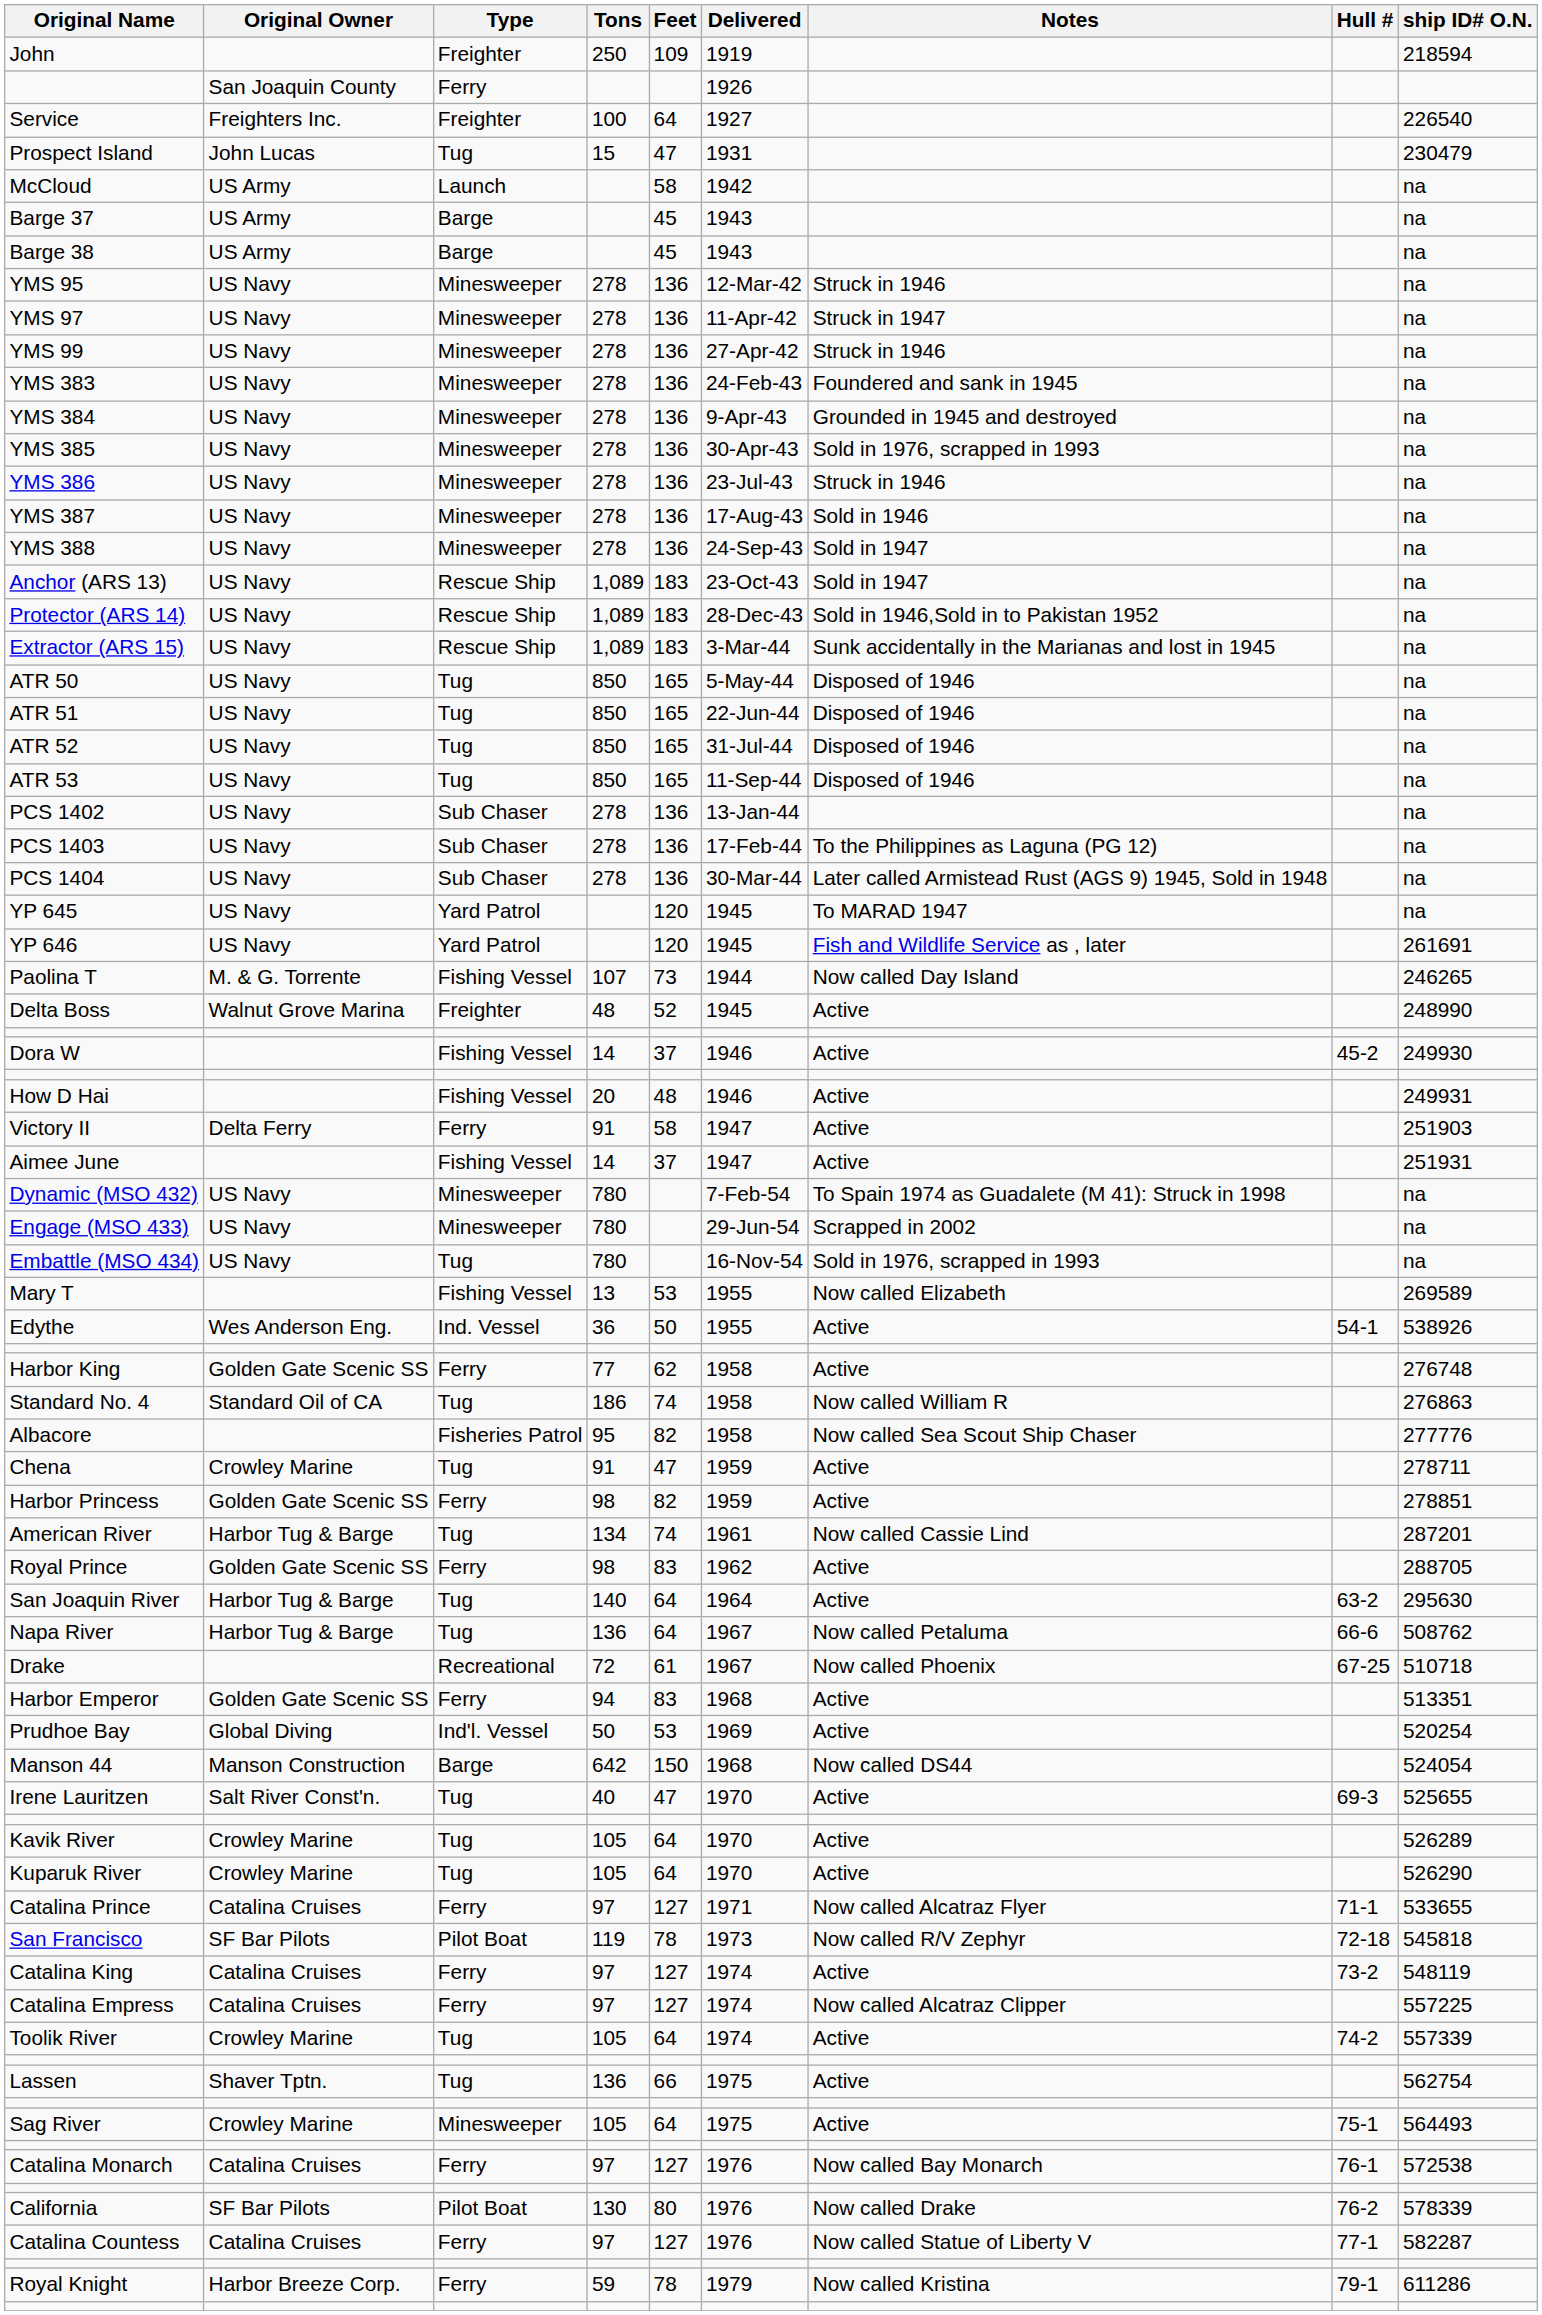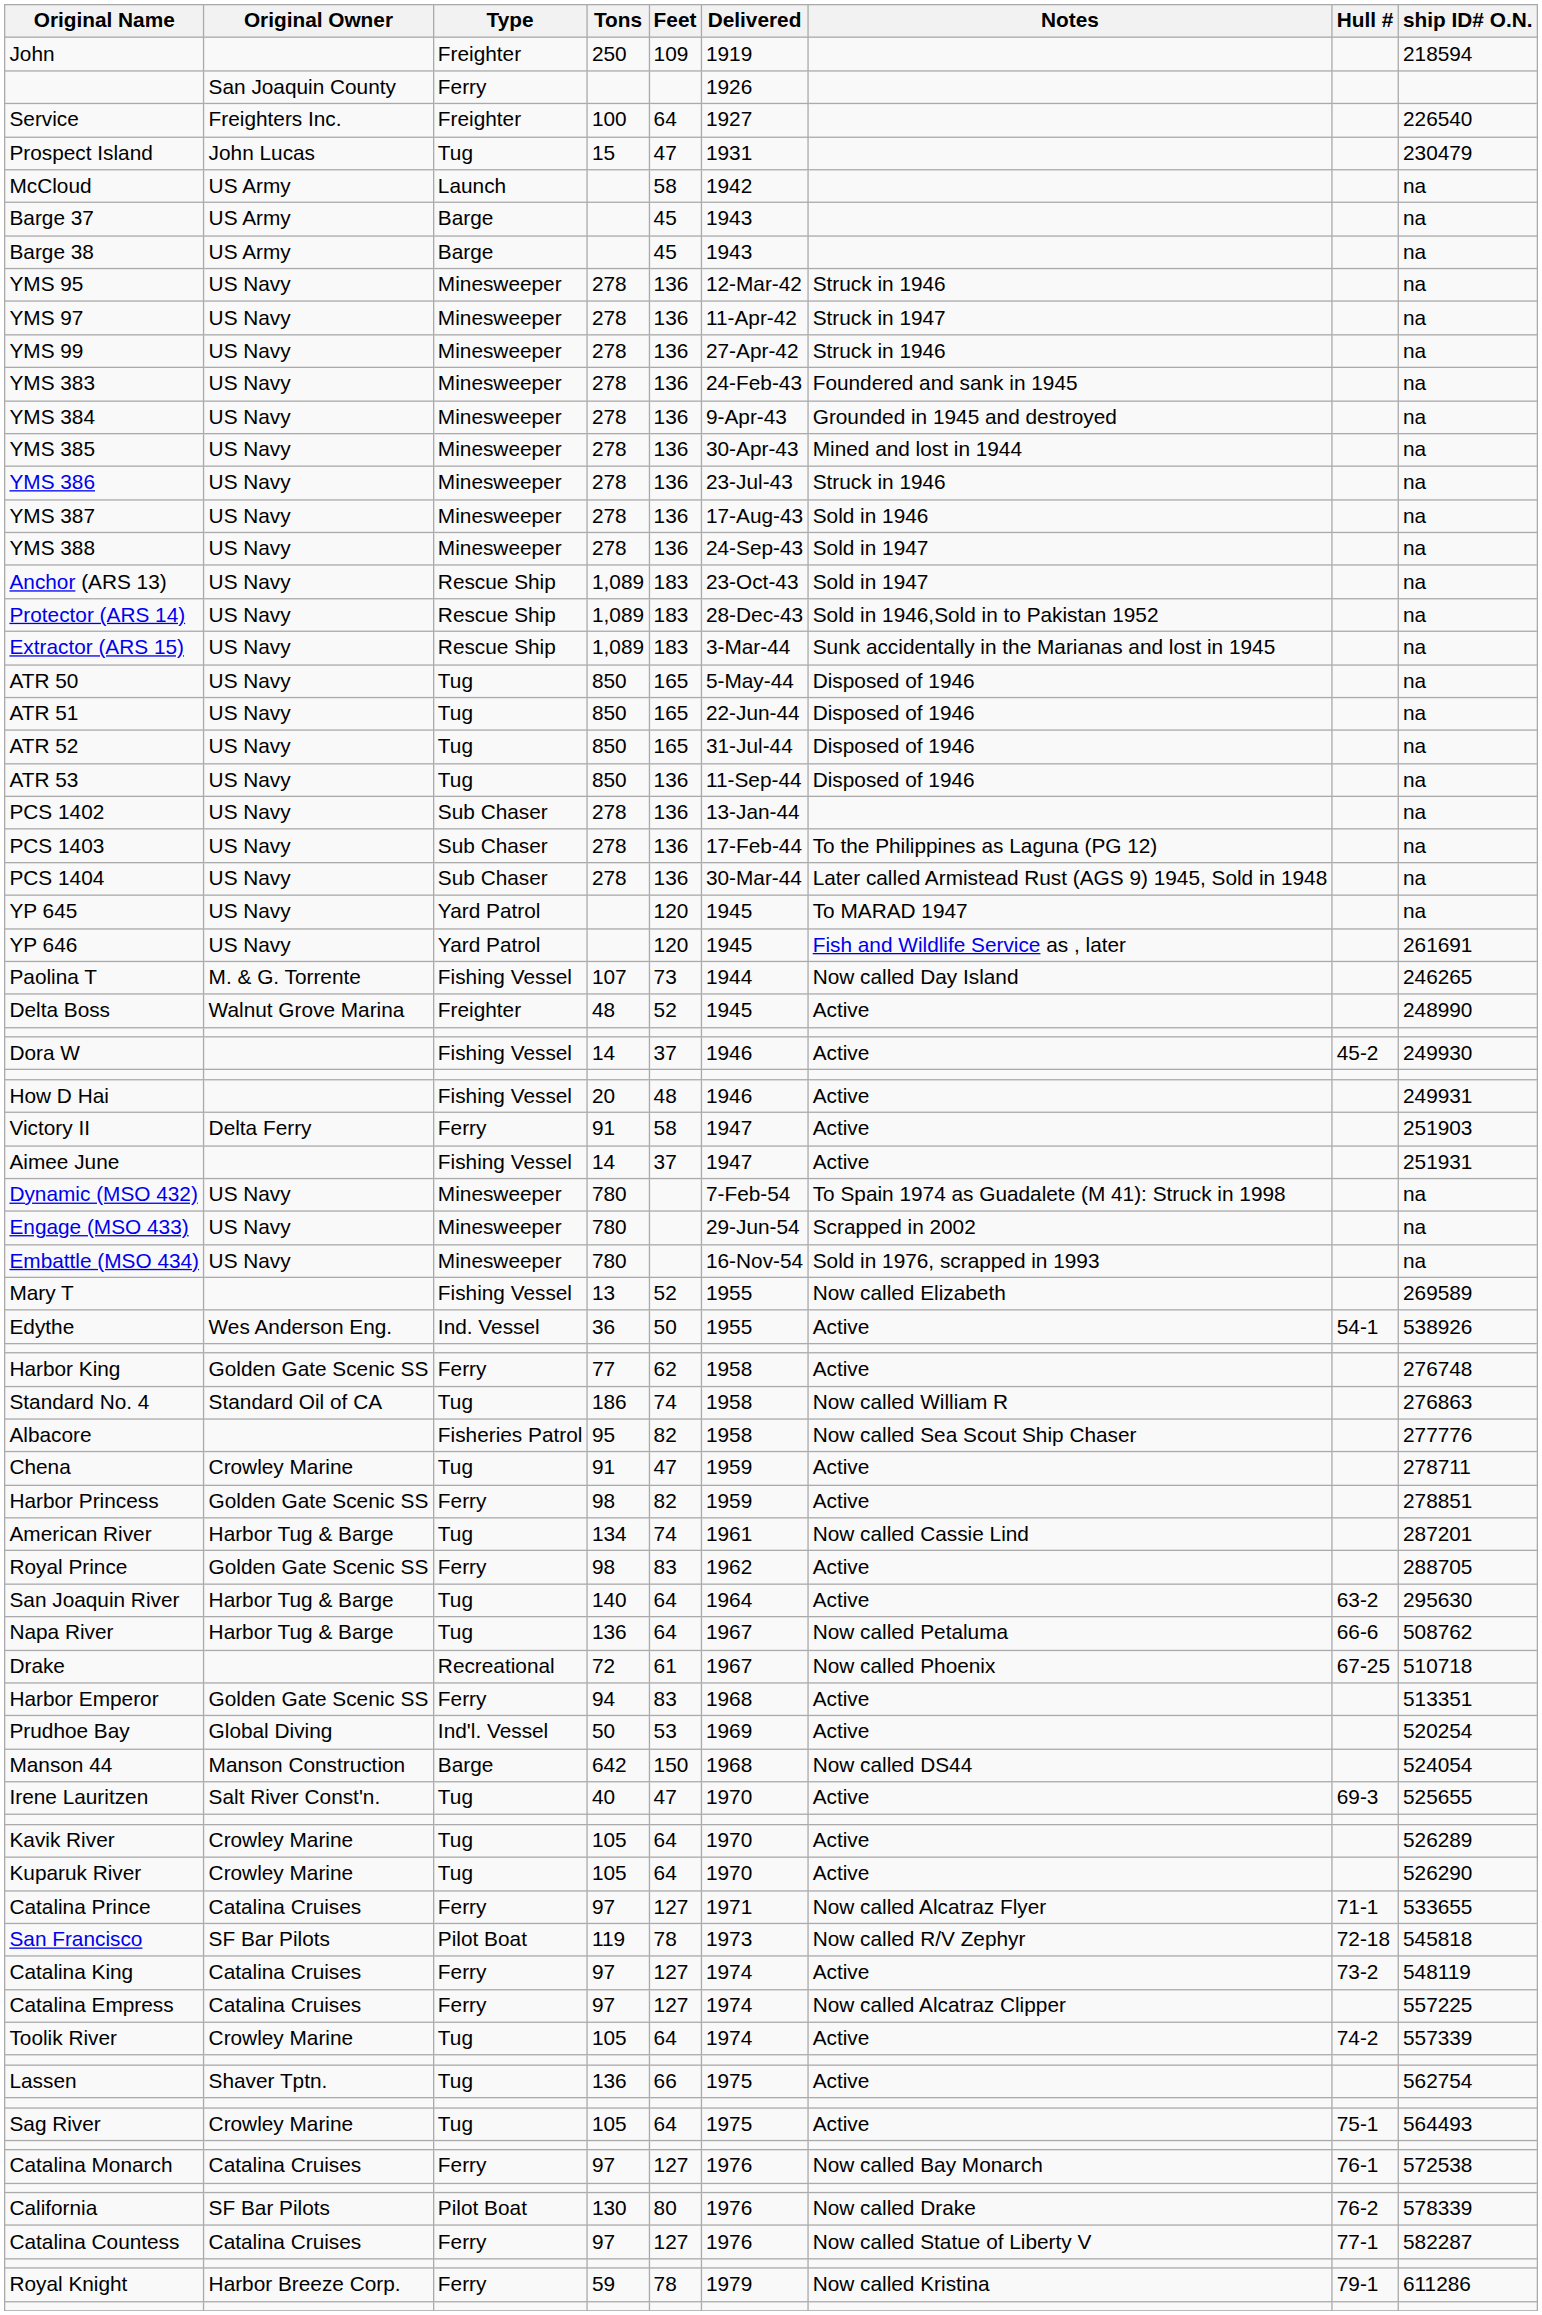(956, 449) Sold in 1976, scrapped in 1993 -> (917, 449) Mined and lost in 1944
(671, 779) 165 -> (671, 779) 136
(455, 1260) Tug -> (500, 1260) Minesweeper
(665, 1293) 53 -> (665, 1293) 52
(500, 2123) Minesweeper -> (455, 2123) Tug
